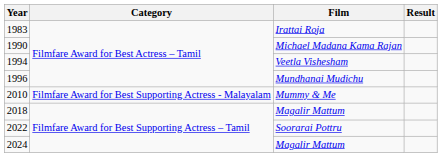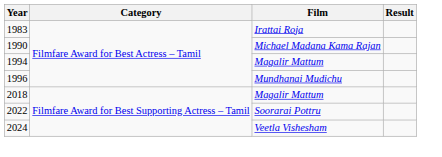(312, 62) Veetla Vishesham -> (289, 62) Magalir Mattum
- row: (17, 95)
(310, 144) Magalir Mattum -> (291, 128) Veetla Vishesham
